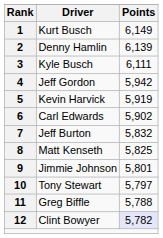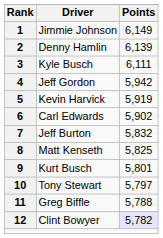(65, 30) Kurt Busch -> (78, 30) Jimmie Johnson
(78, 168) Jimmie Johnson -> (65, 168) Kurt Busch
